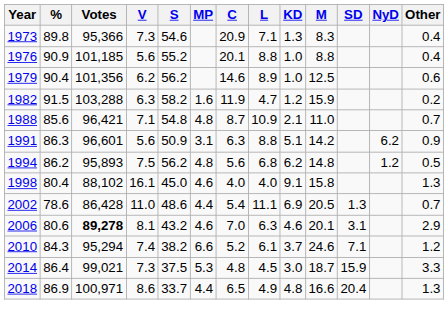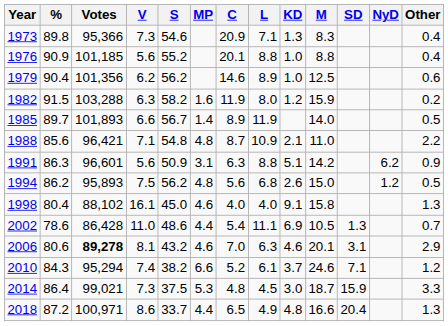(268, 99) 4.7 -> (268, 99) 8.0
+ row: (22, 120)
(431, 120) 0.7 -> (431, 141) 2.2
(293, 162) 6.2 -> (293, 183) 2.6
(321, 162) 14.8 -> (321, 183) 15.0
(321, 204) 20.5 -> (321, 225) 10.5
(56, 288) 86.9 -> (56, 309) 87.2
